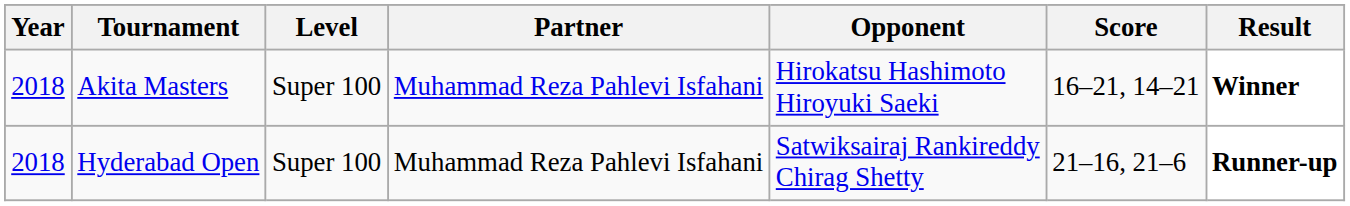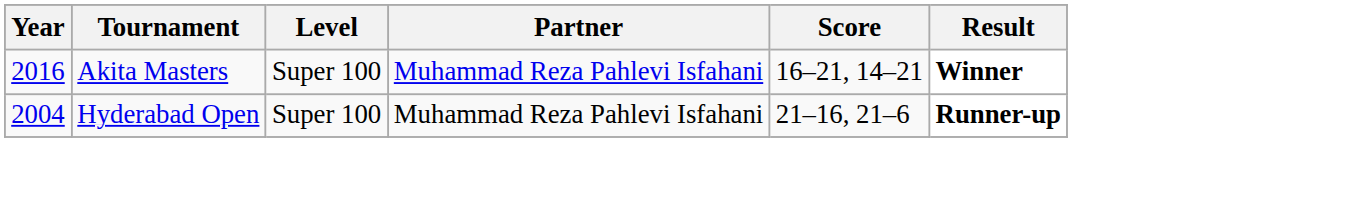- column: (908, 26)
(38, 86) 2018 -> (38, 71) 2016
(38, 162) 2018 -> (38, 115) 2004
